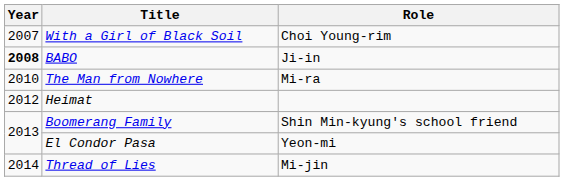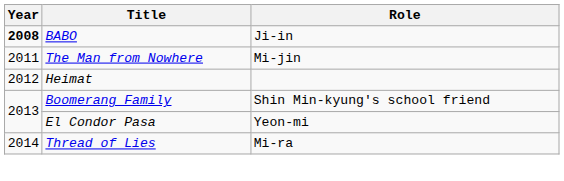- row: (144, 37)
(23, 79) 2010 -> (23, 58) 2011
(301, 79) Mi-ra -> (277, 58) Mi-jin
(305, 165) Mi-jin -> (273, 144) Mi-ra
